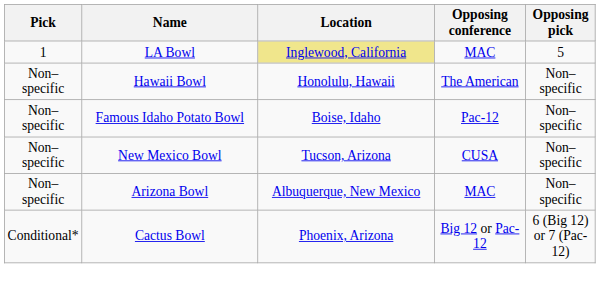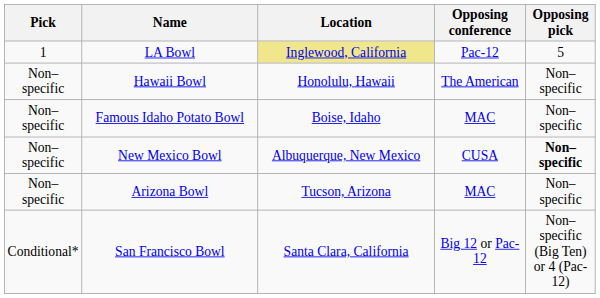(480, 52) MAC -> (480, 52) Pac-12
(480, 118) Pac-12 -> (480, 118) MAC
(346, 155) Tucson, Arizona -> (346, 155) Albuquerque, New Mexico
(561, 155) normal -> (561, 155) bold
(346, 191) Albuquerque, New Mexico -> (346, 191) Tucson, Arizona
- row: (170, 236)
+ row: (170, 251)
